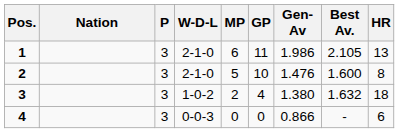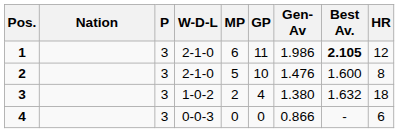(345, 52) normal -> (345, 52) bold
(381, 52) 13 -> (381, 52) 12
